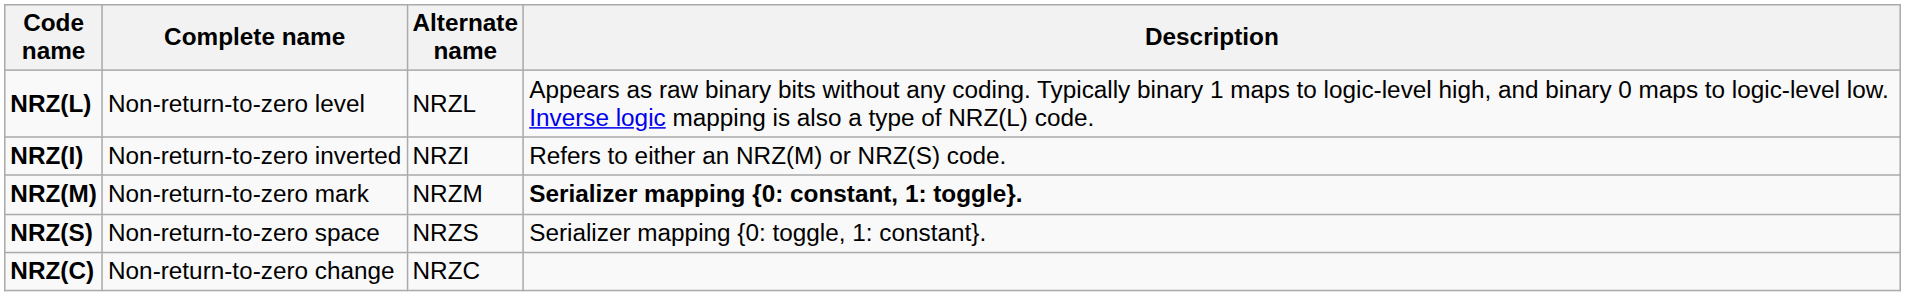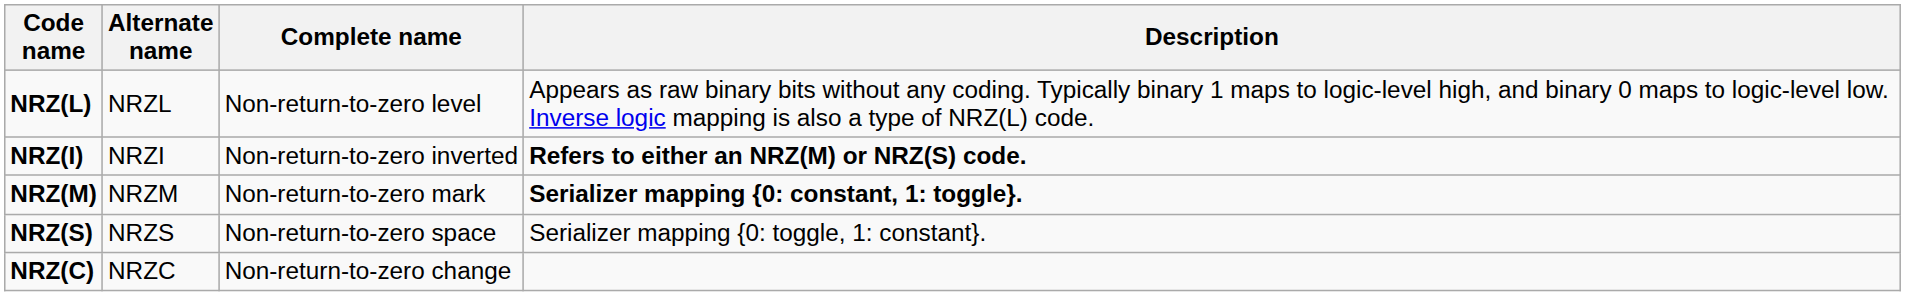columns swapped: (465, 37) <-> (255, 37)
(768, 155) normal -> (778, 155) bold
